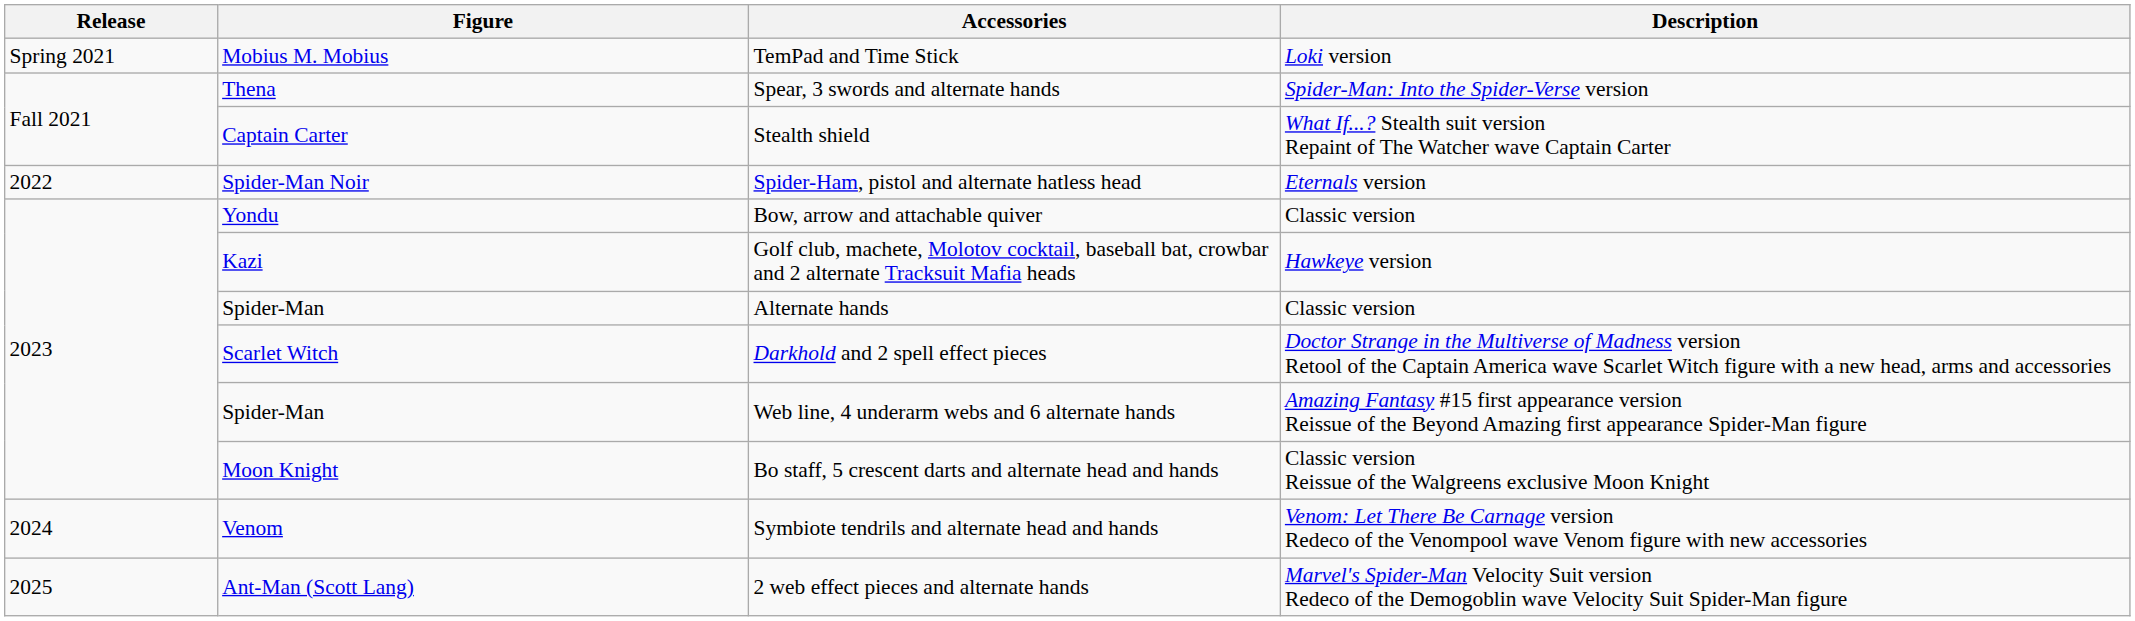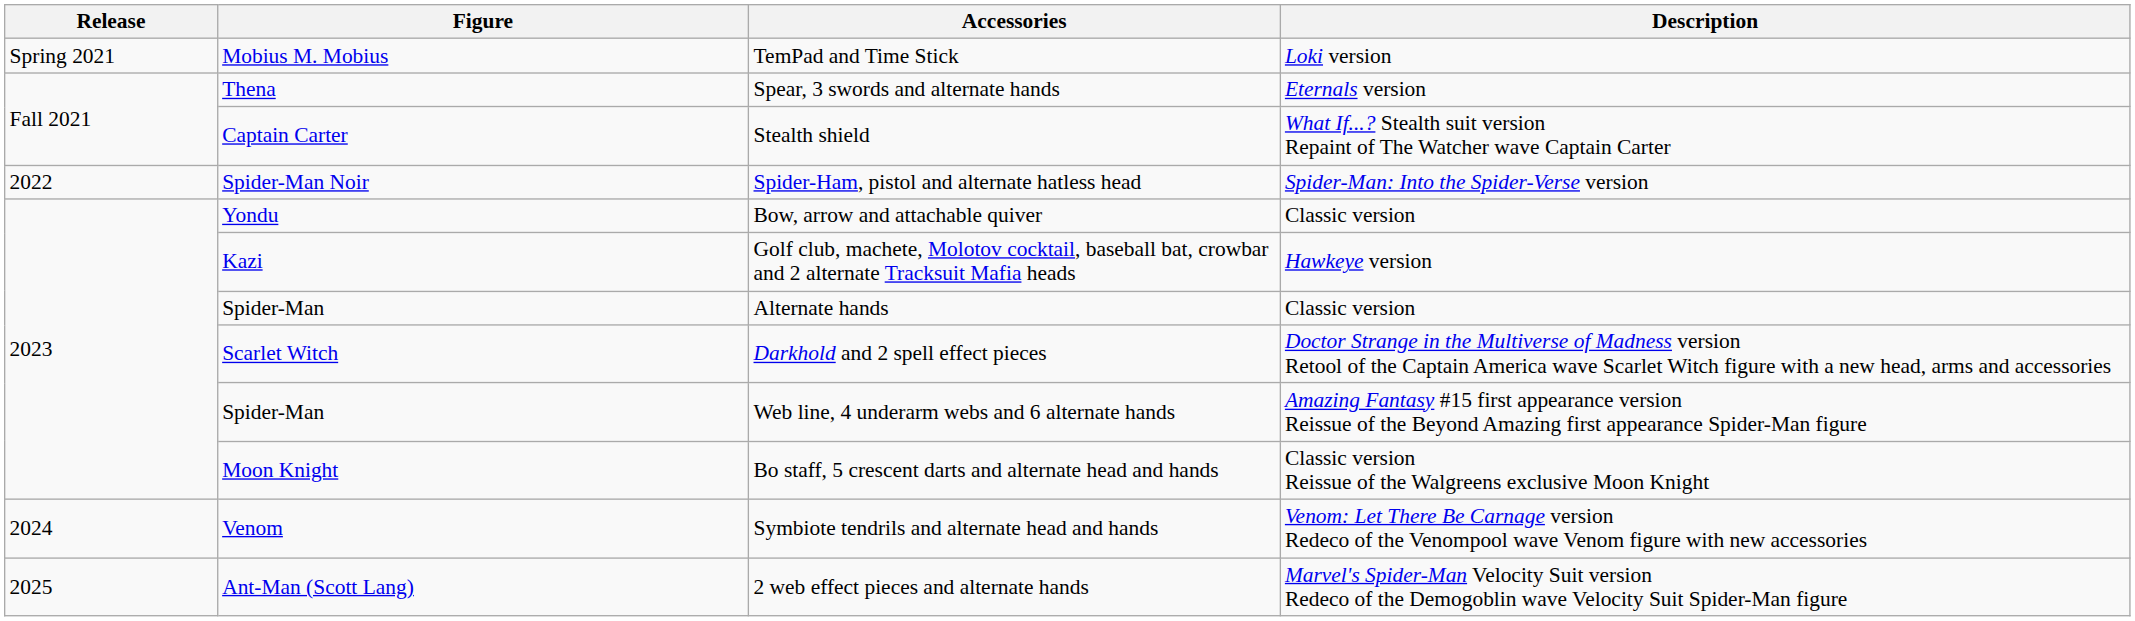(1467, 89) Spider-Man: Into the Spider-Verse version -> (1355, 89) Eternals version
(1355, 181) Eternals version -> (1467, 181) Spider-Man: Into the Spider-Verse version
